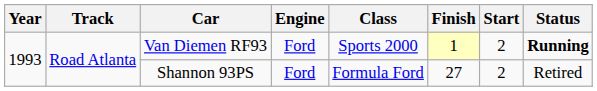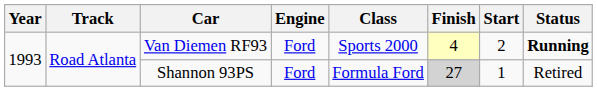(454, 45) 1 -> (454, 45) 4
(454, 73) no background -> (454, 73) lightgrey background
(501, 73) 2 -> (501, 73) 1
